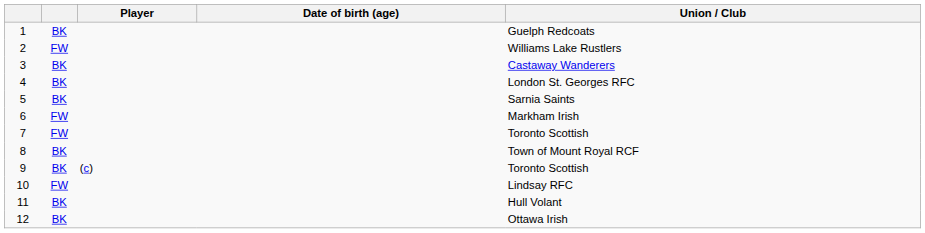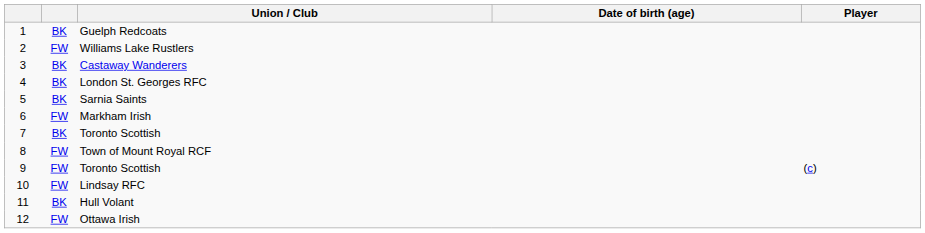columns swapped: (137, 13) <-> (713, 13)
(59, 134) FW -> (59, 134) BK
(59, 151) BK -> (59, 151) FW
(59, 168) BK -> (59, 168) FW
(59, 219) BK -> (59, 219) FW
